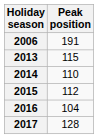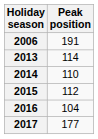(70, 58) 115 -> (70, 58) 114
(70, 125) 128 -> (70, 125) 177
